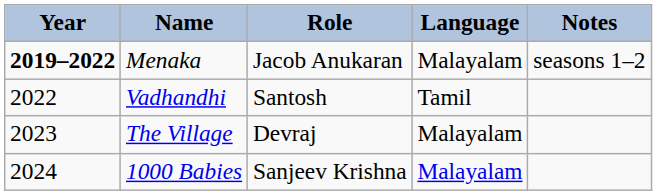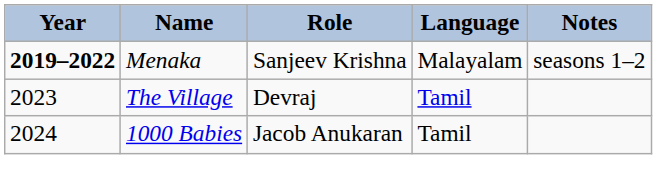(328, 60) Jacob Anukaran -> (330, 60) Sanjeev Krishna
- row: (176, 97)
(470, 134) Malayalam -> (445, 97) Tamil
(330, 171) Sanjeev Krishna -> (328, 134) Jacob Anukaran
(470, 171) Malayalam -> (445, 134) Tamil
